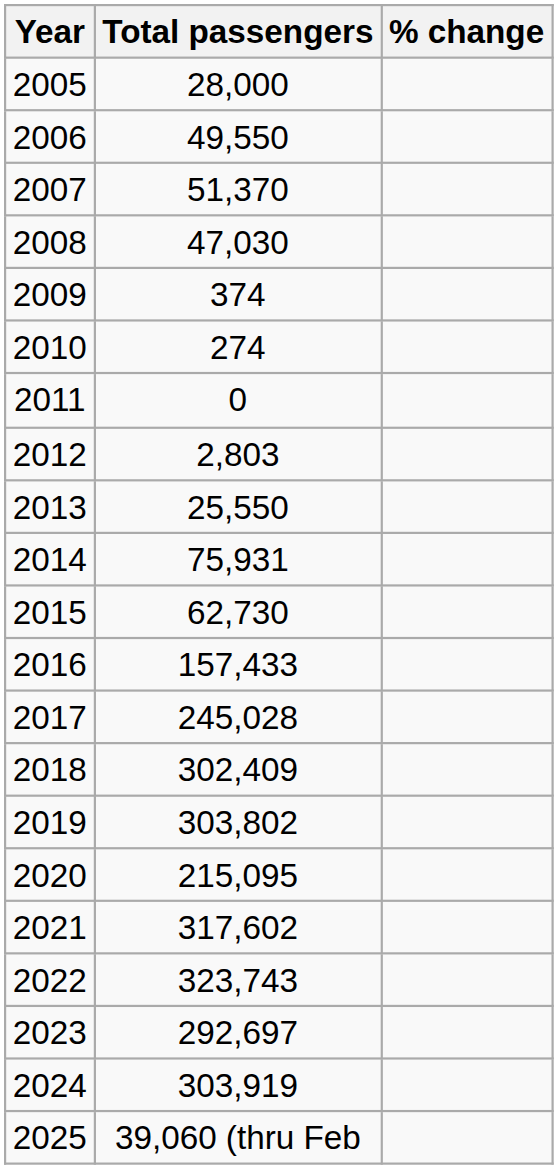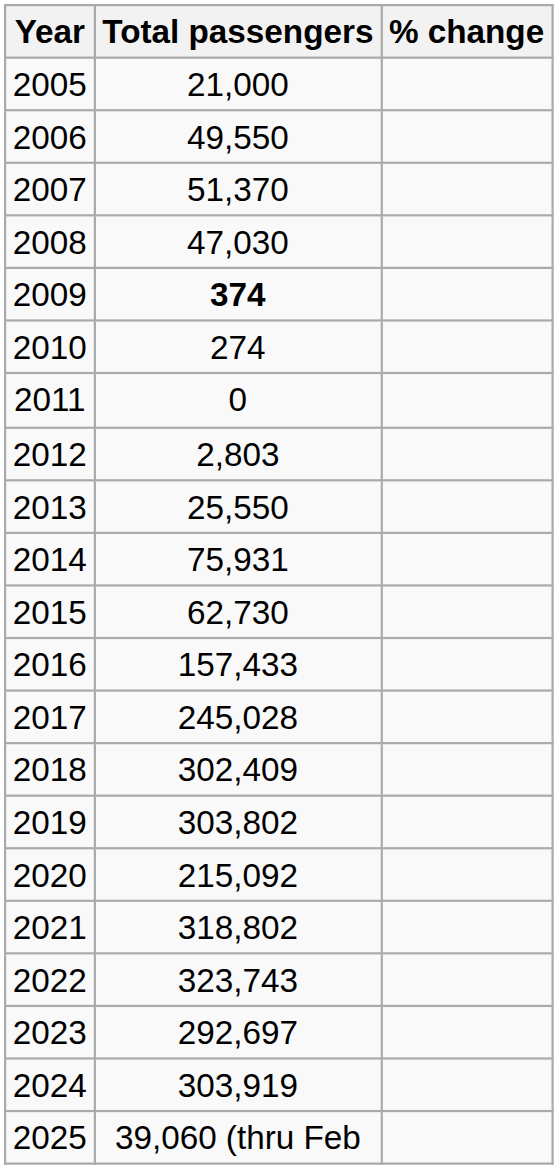(238, 84) 28,000 -> (238, 84) 21,000
(238, 295) normal -> (238, 295) bold
(238, 875) 215,095 -> (238, 875) 215,092
(238, 927) 317,602 -> (238, 927) 318,802
